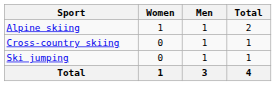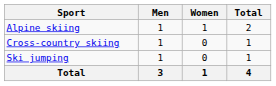columns swapped: (204, 12) <-> (160, 12)
